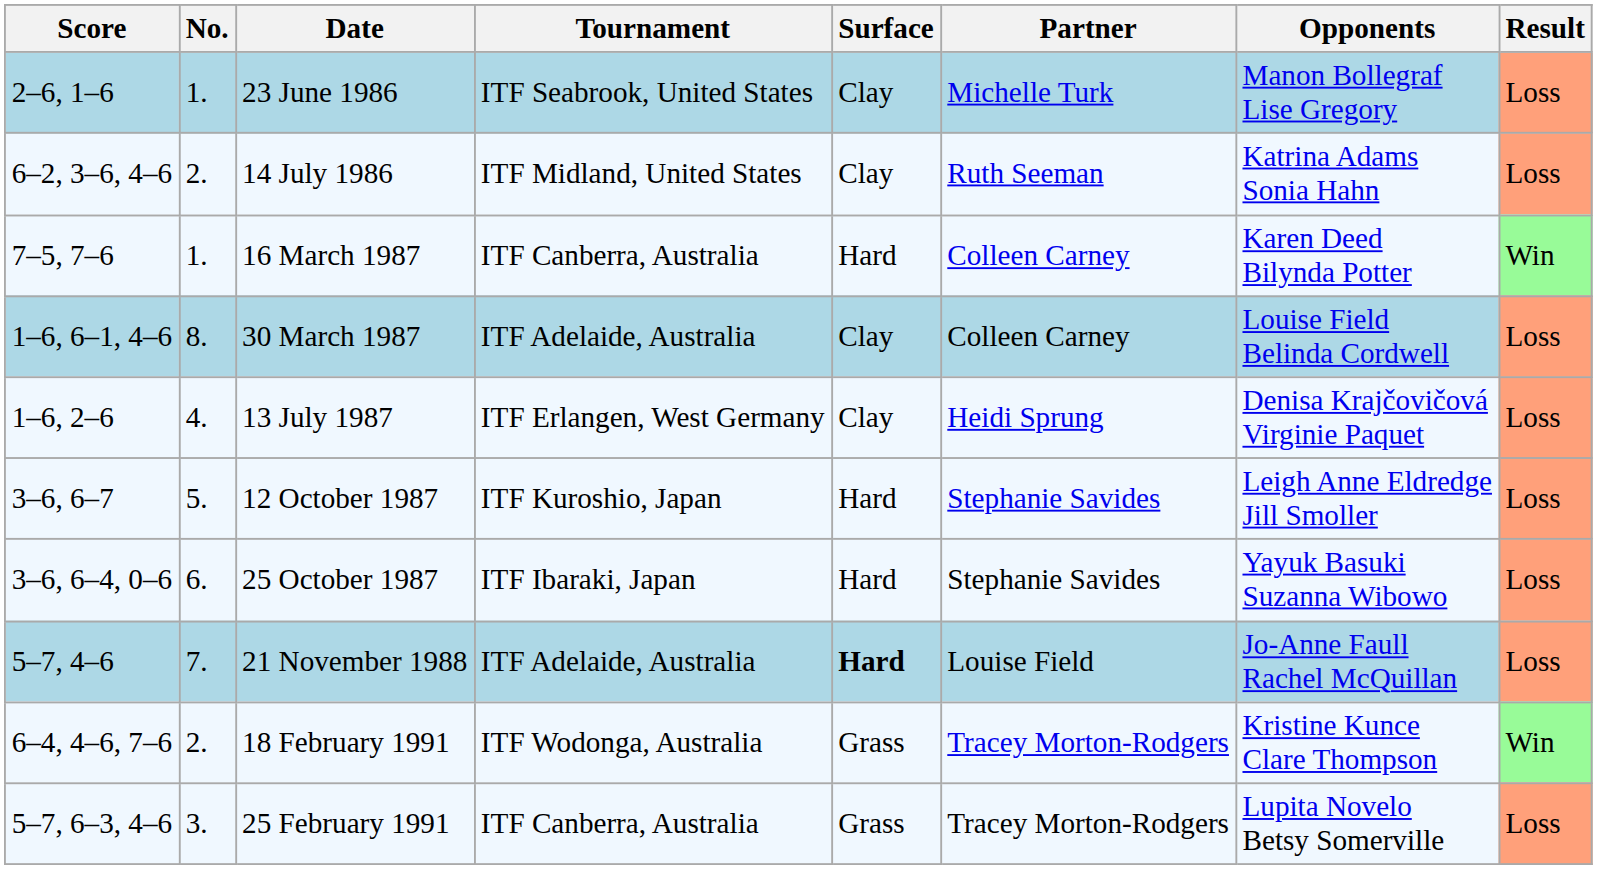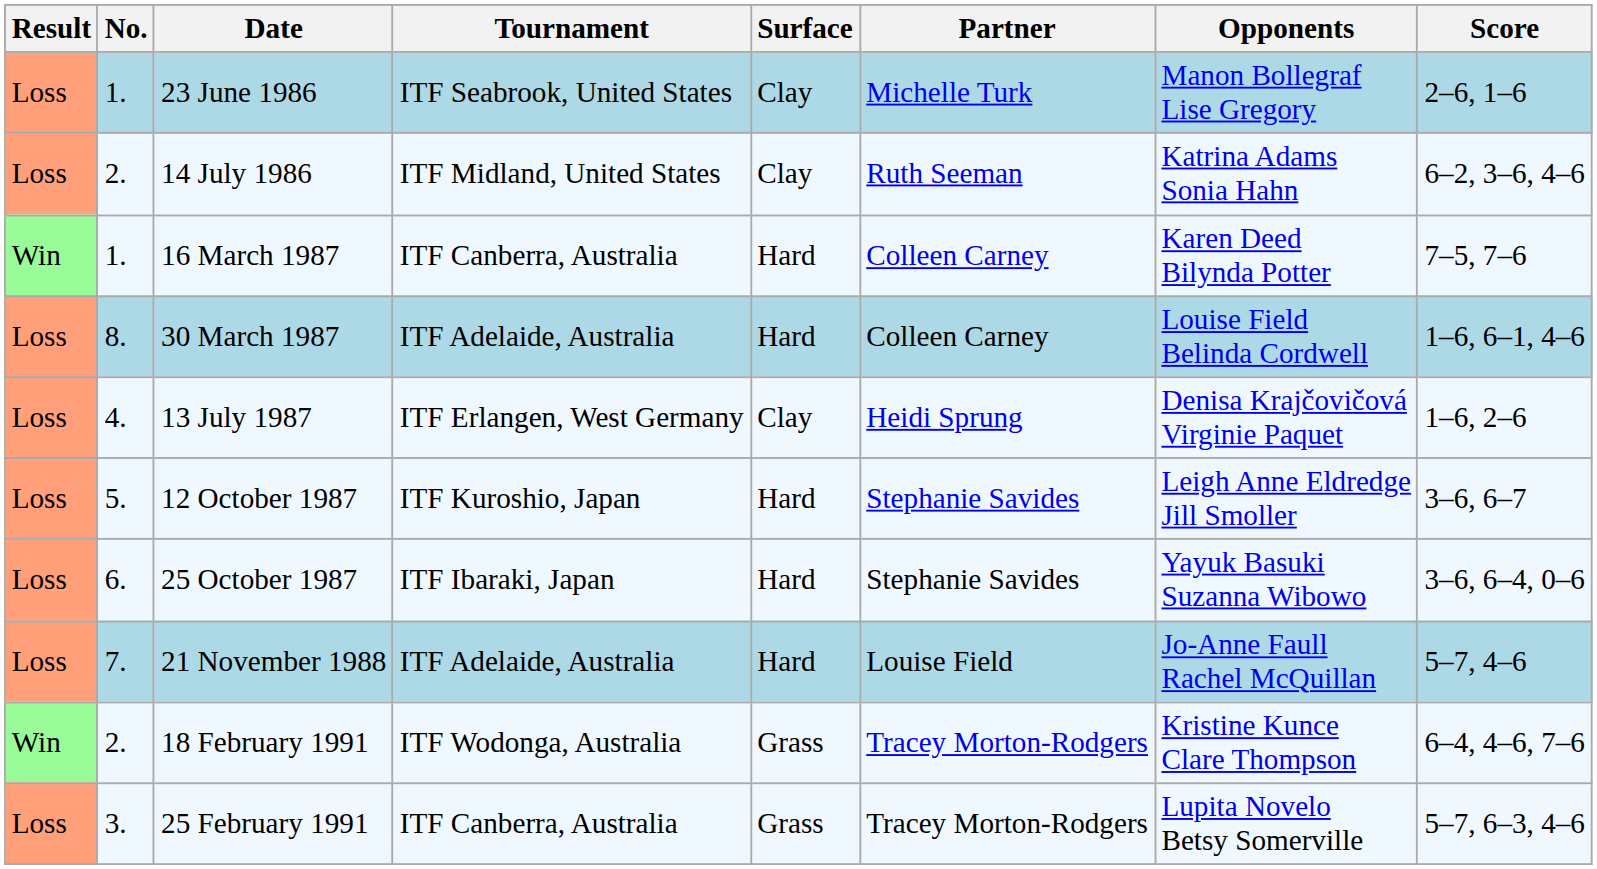columns swapped: (1545, 27) <-> (92, 27)
(866, 335) Clay -> (786, 335) Hard
(871, 660) bold -> (786, 660) normal
